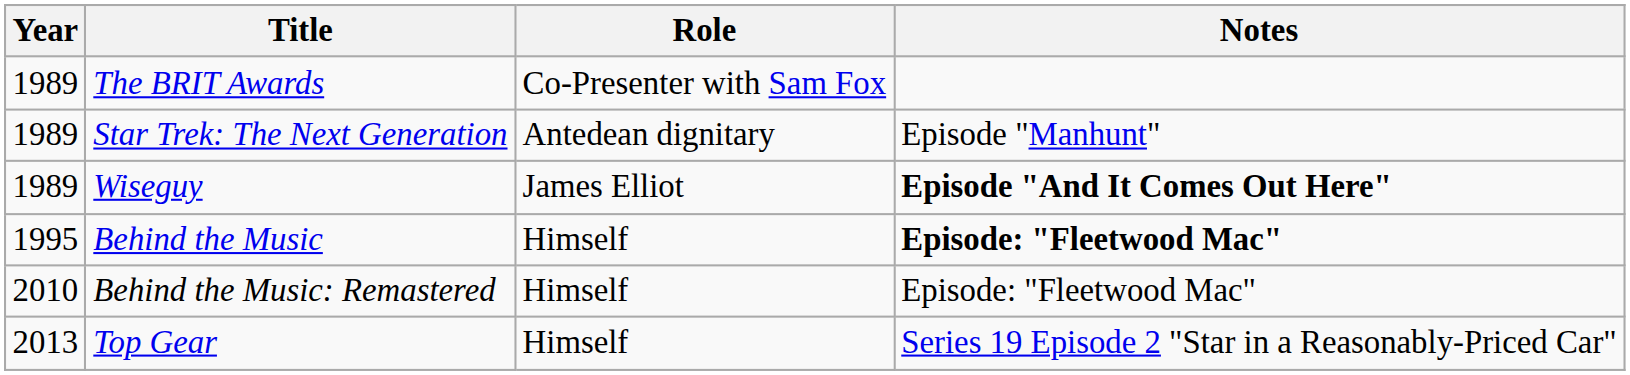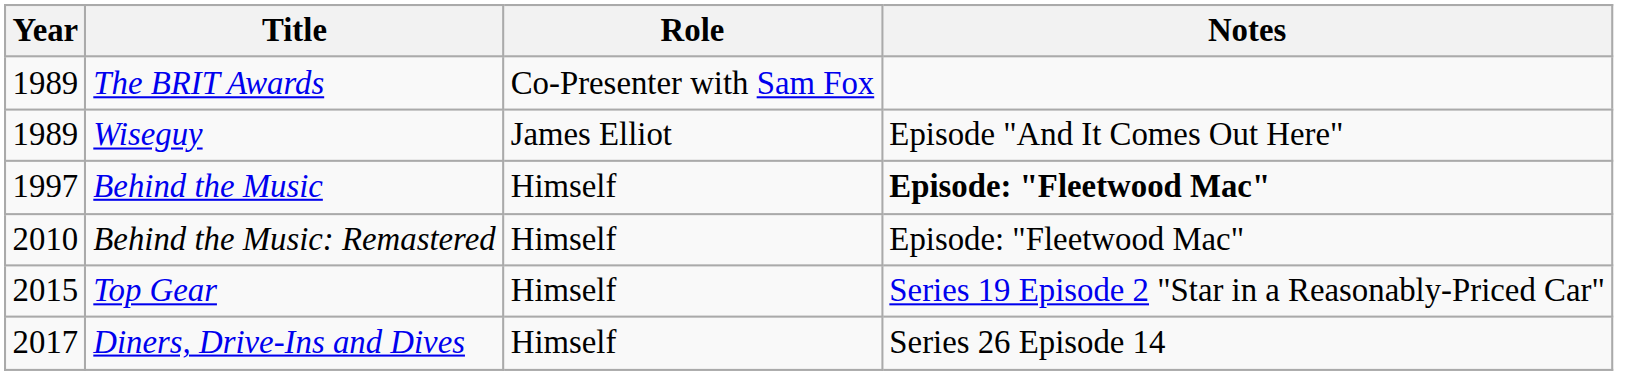- row: (300, 134)
(1147, 186) bold -> (1116, 134) normal
(45, 238) 1995 -> (45, 186) 1997
(45, 342) 2013 -> (45, 290) 2015
+ row: (279, 342)
